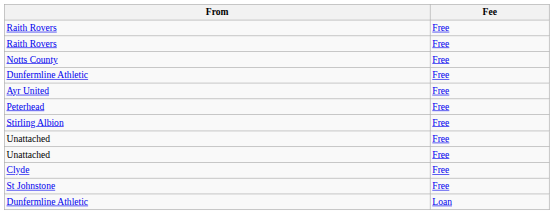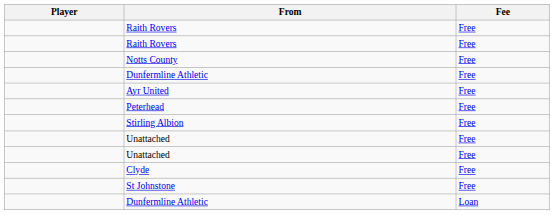+ column: (64, 12)
